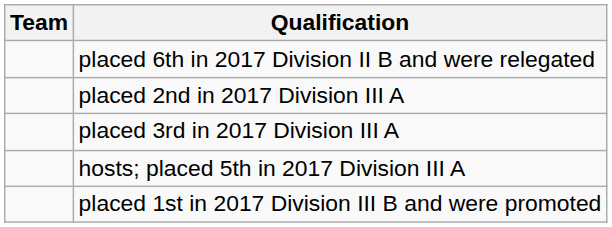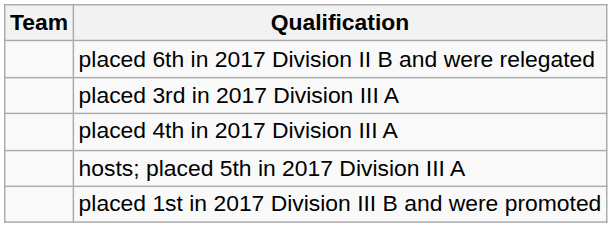- row: (241, 95)
+ row: (238, 131)
